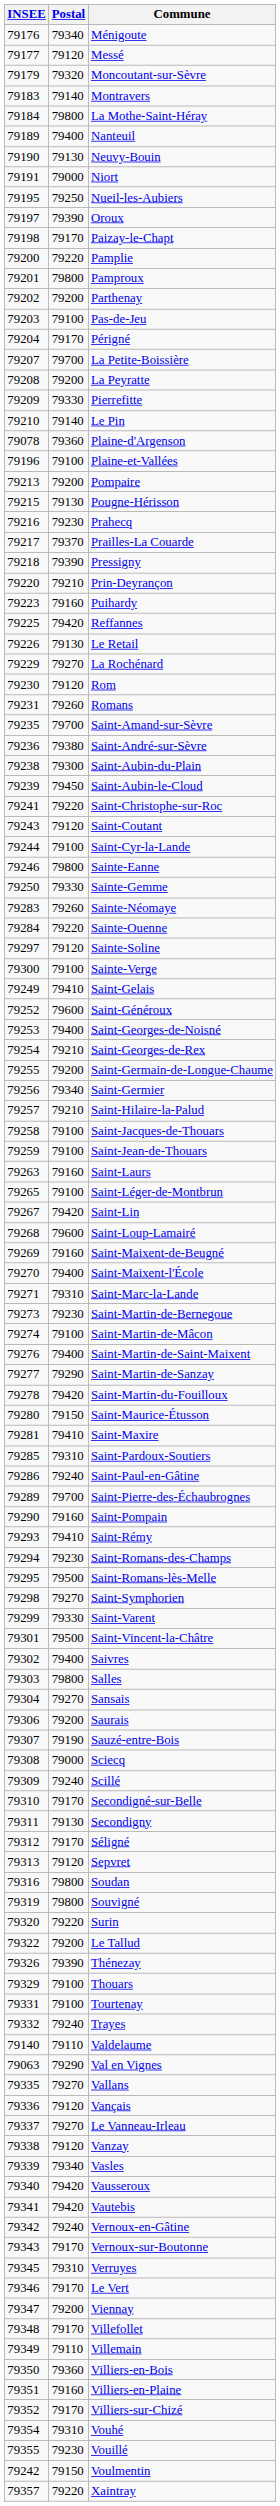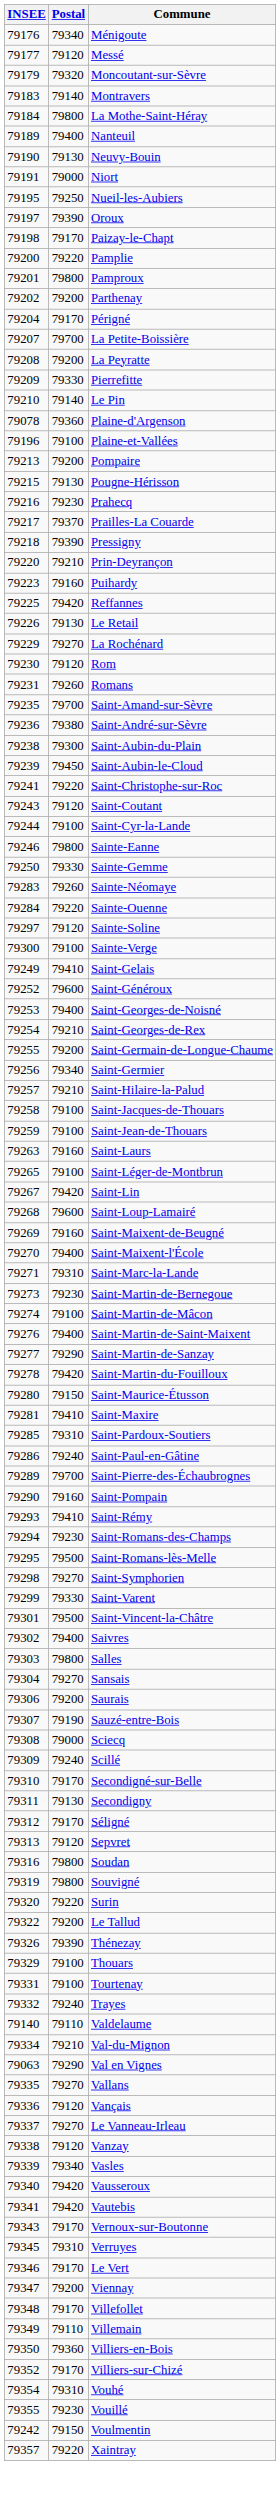- row: (119, 319)
+ row: (130, 2044)
- row: (140, 2227)
- row: (136, 2389)
